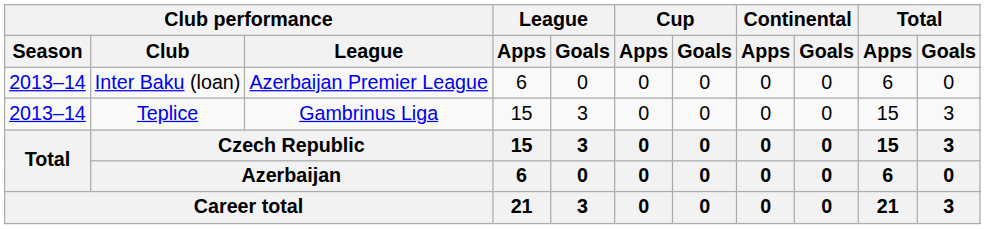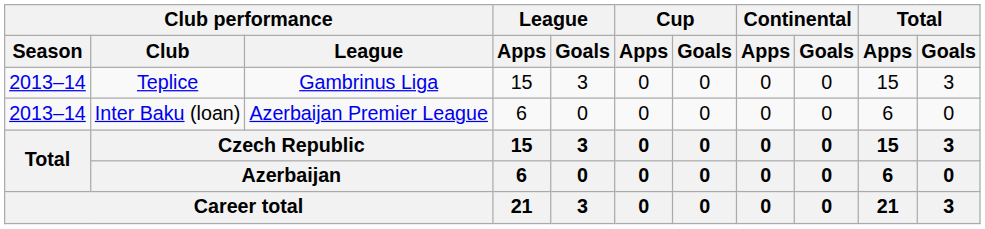rows swapped: (168, 113) <-> (168, 82)
